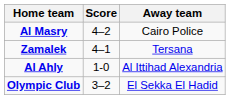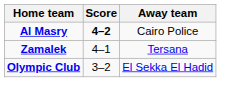(101, 31) normal -> (101, 31) bold
- row: (44, 67)
